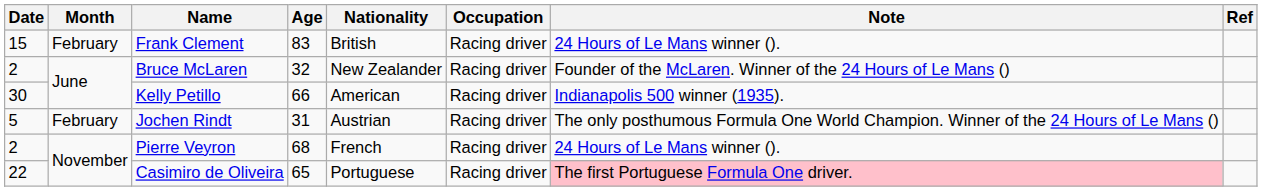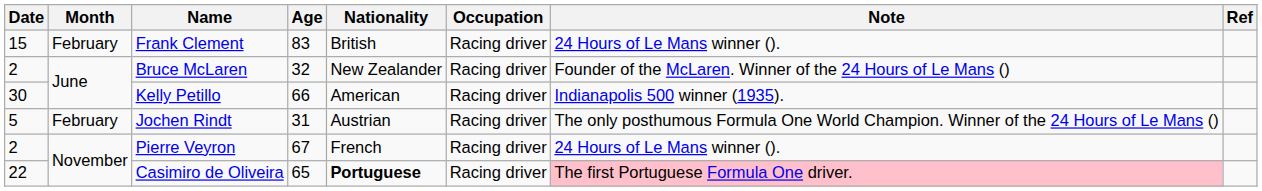(301, 147) 68 -> (301, 147) 67
(372, 173) normal -> (376, 173) bold
